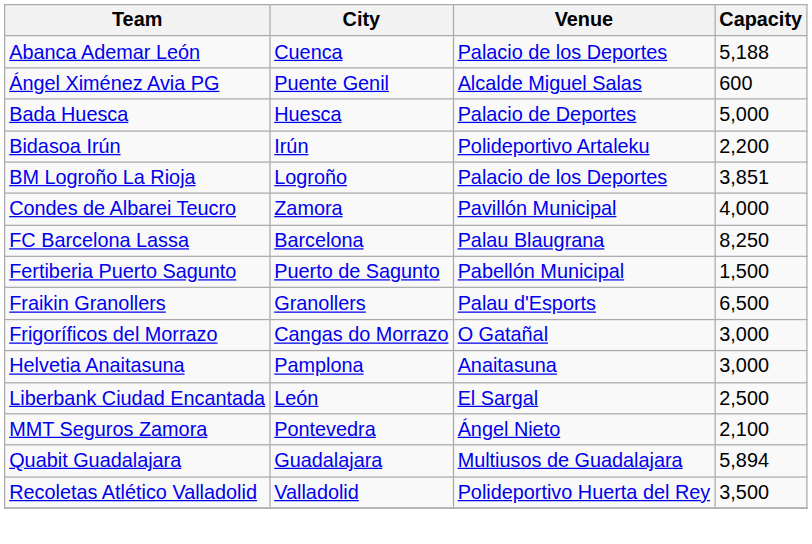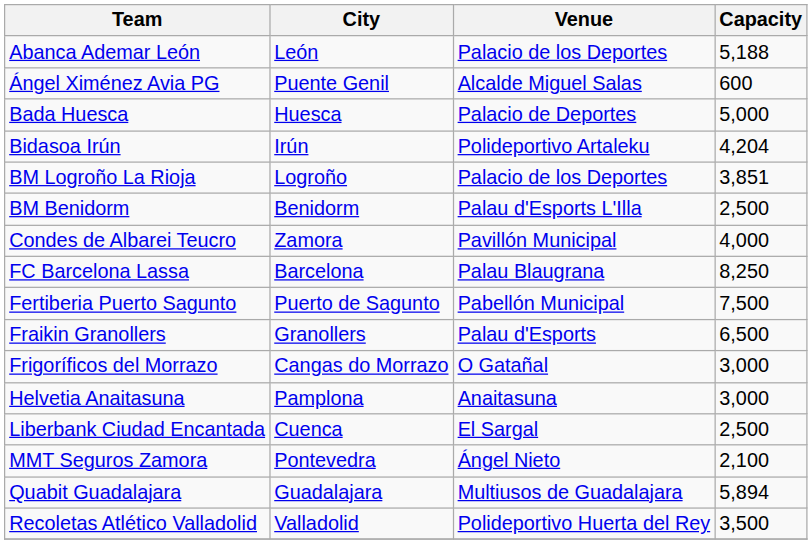(308, 51) Cuenca -> (296, 51) León
(744, 146) 2,200 -> (744, 146) 4,204
+ row: (69, 209)
(744, 271) 1,500 -> (744, 303) 7,500
(296, 397) León -> (308, 429) Cuenca
